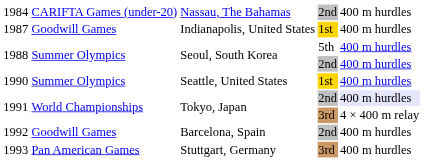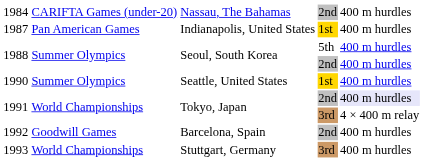(74, 29) Goodwill Games -> (85, 29) Pan American Games
(85, 149) Pan American Games -> (87, 149) World Championships
